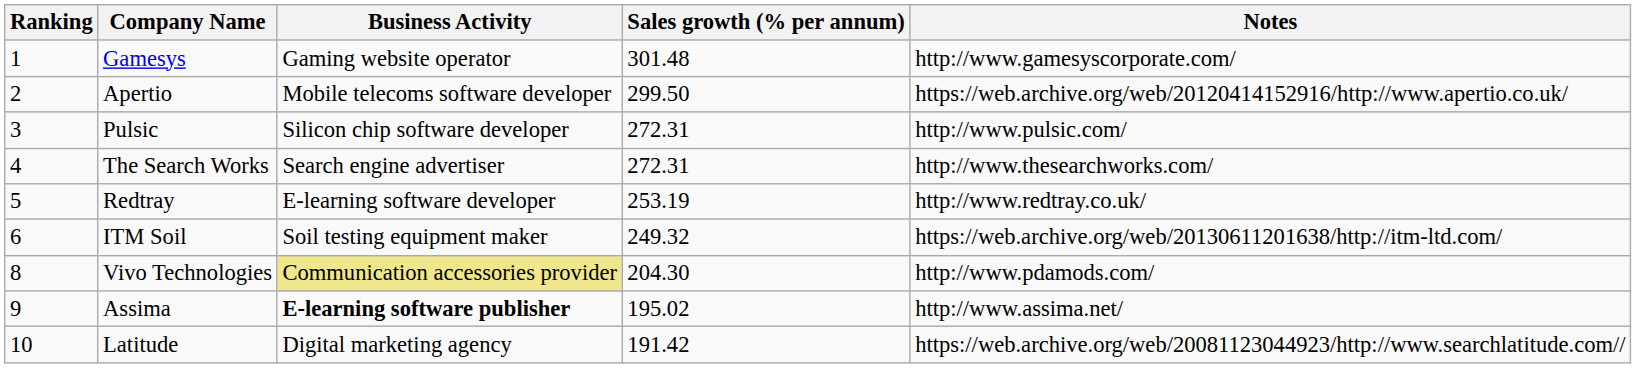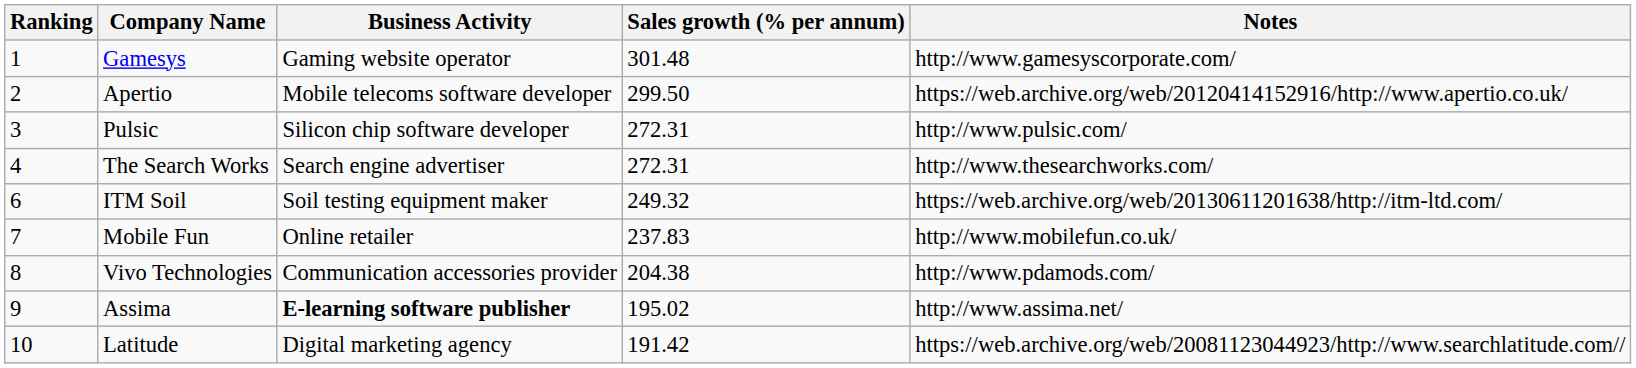- row: (139, 201)
+ row: (156, 237)
(450, 272) khaki background -> (450, 272) no background
(658, 272) 204.30 -> (658, 272) 204.38
